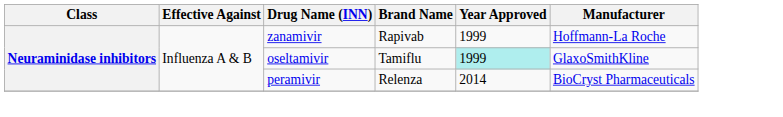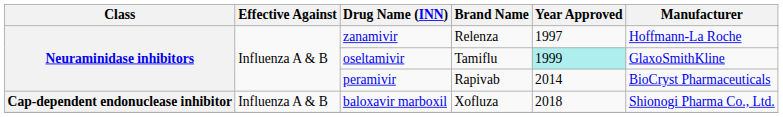(401, 36) Rapivab -> (476, 36) Relenza
(473, 36) 1999 -> (549, 36) 1997
(400, 79) Relenza -> (477, 79) Rapivab
+ row: (395, 101)
